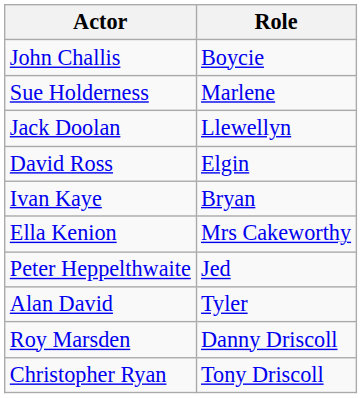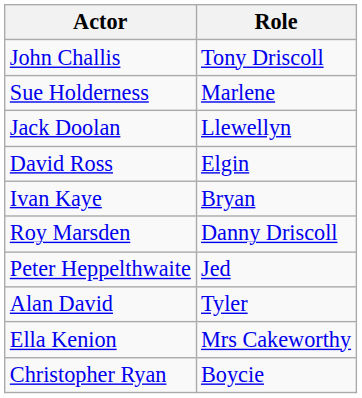(233, 57) Boycie -> (262, 57) Tony Driscoll
rows swapped: (63, 233) <-> (70, 339)
(262, 374) Tony Driscoll -> (233, 374) Boycie
